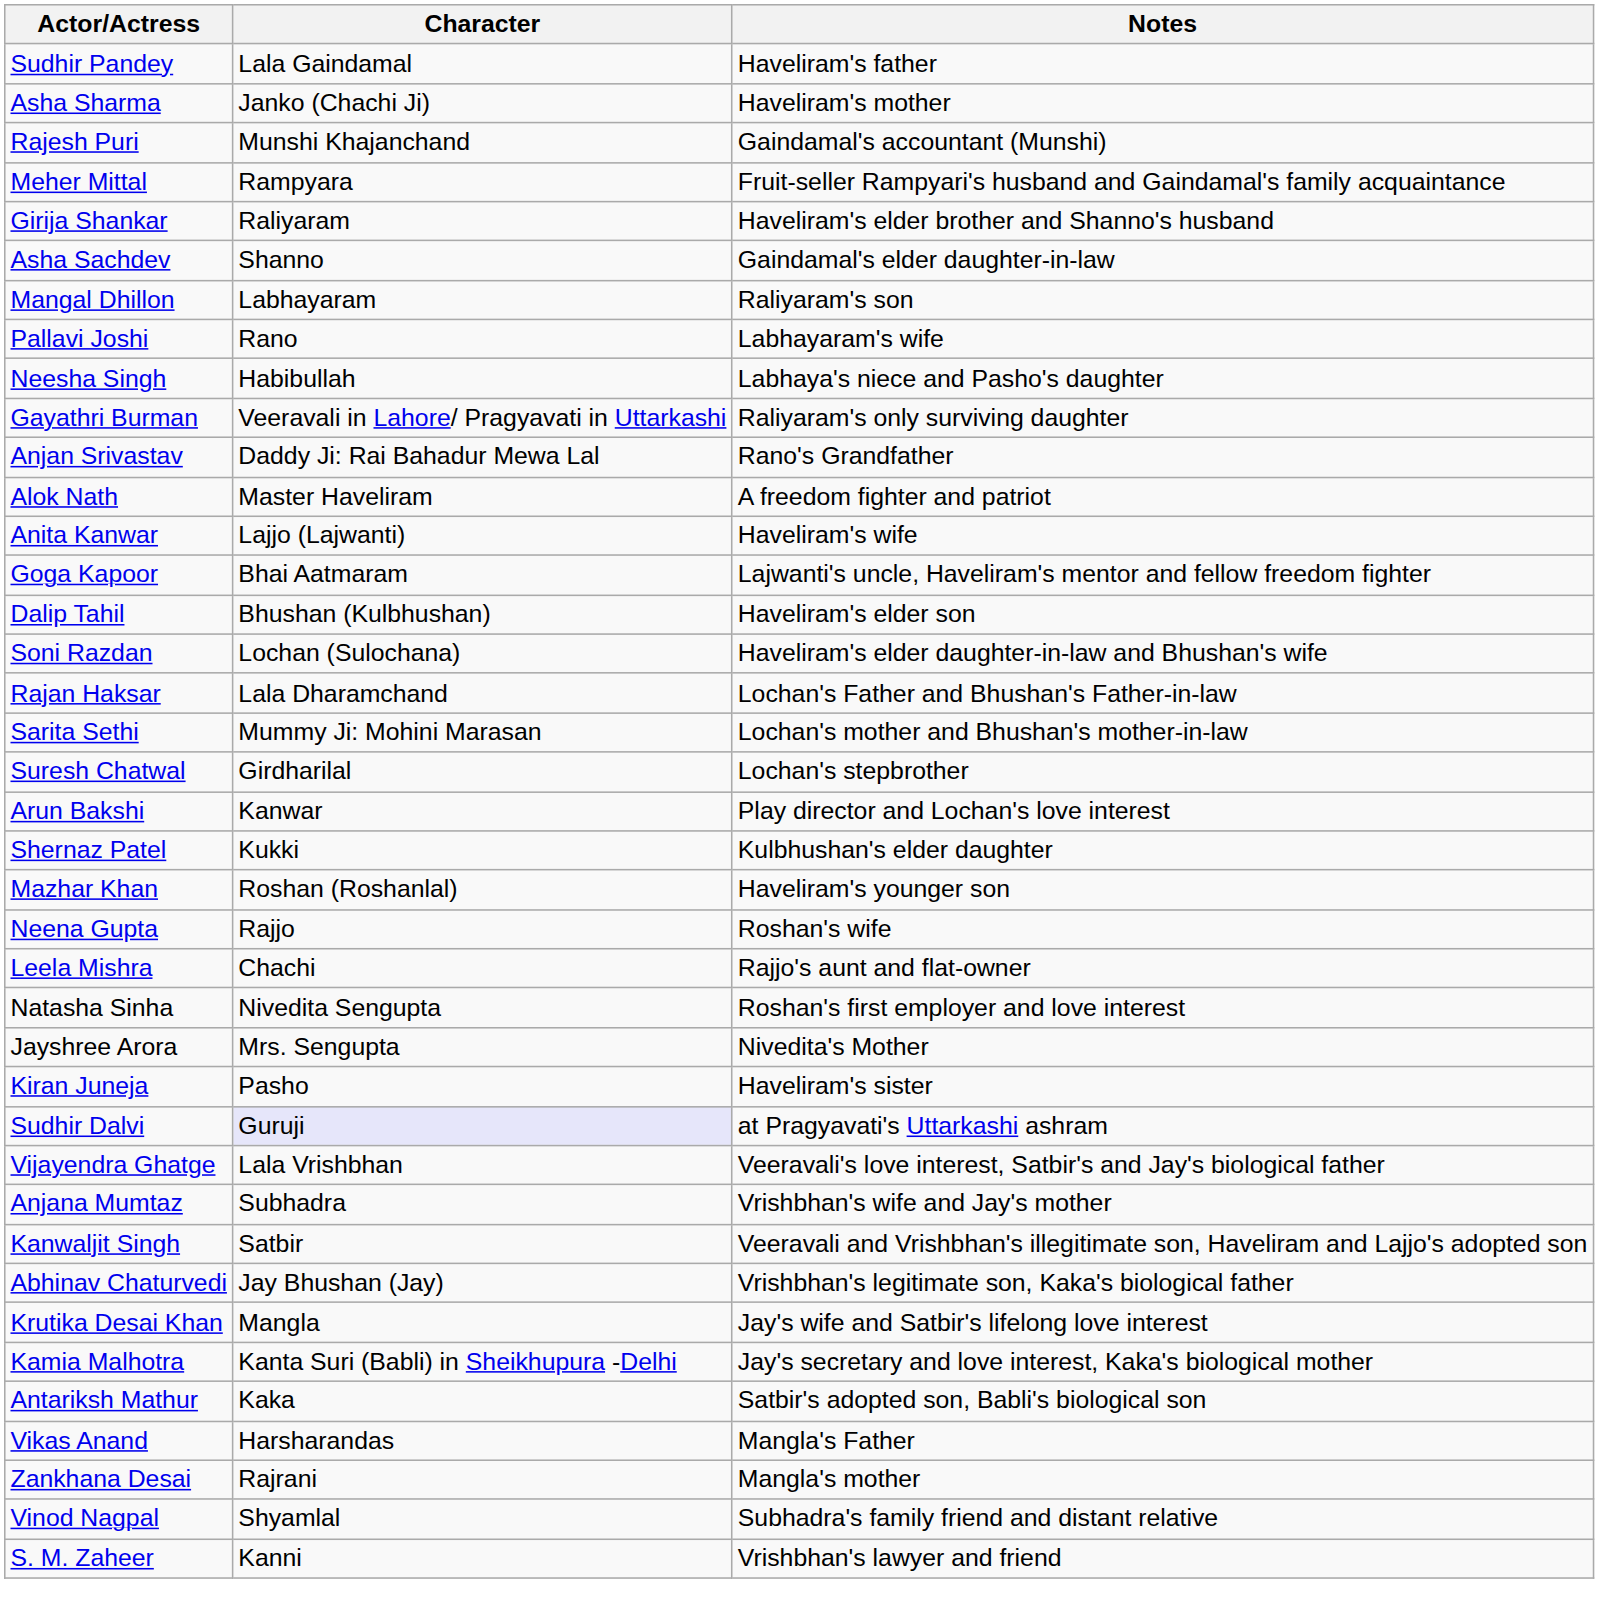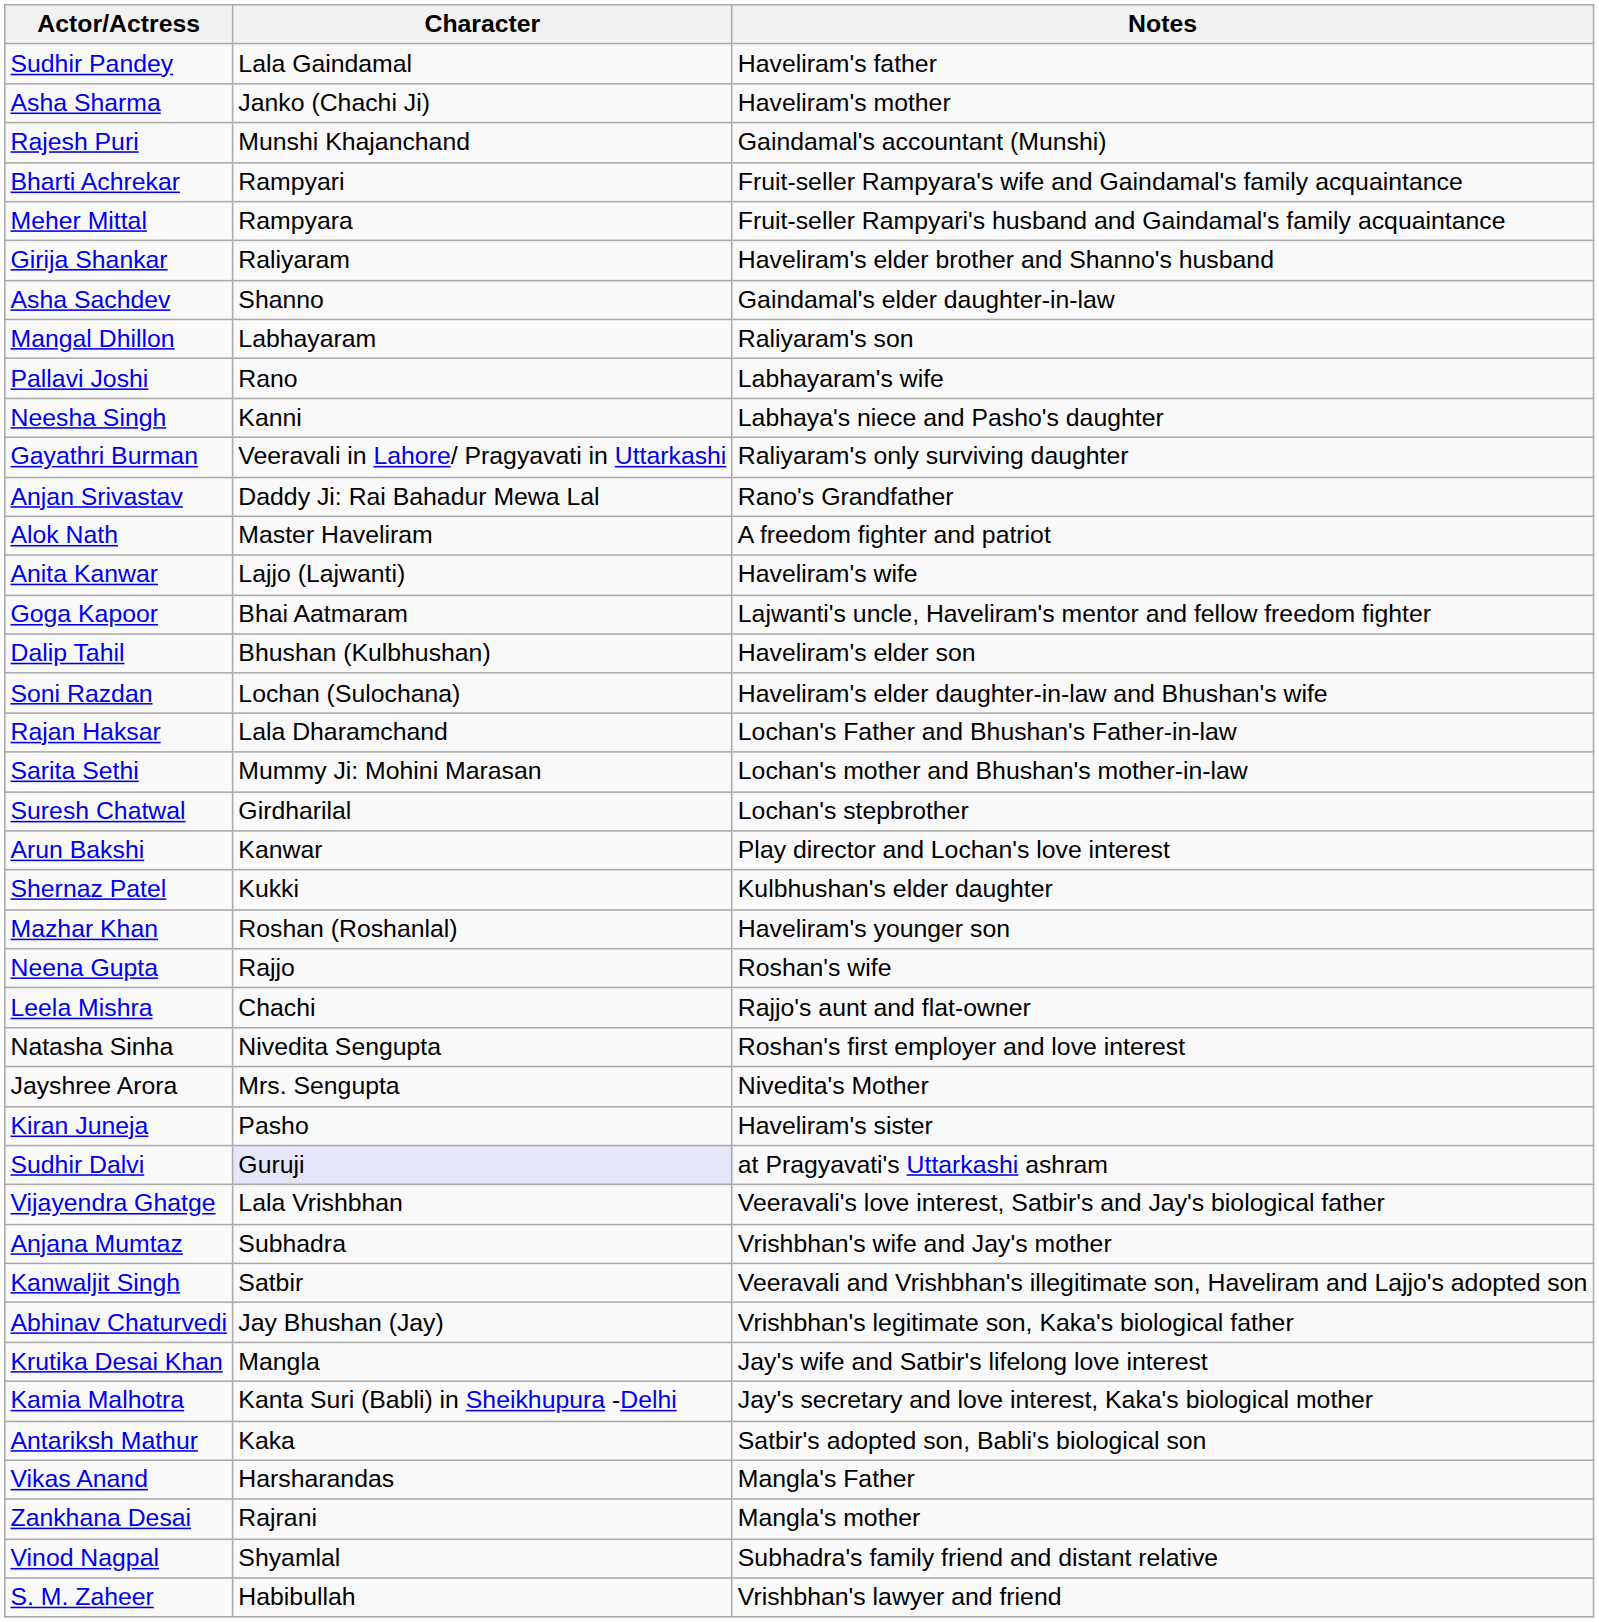+ row: (95, 181)
(297, 378) Habibullah -> (270, 417) Kanni
(270, 1558) Kanni -> (297, 1597) Habibullah
